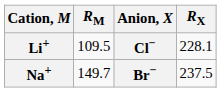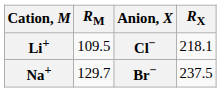(196, 46) 228.1 -> (196, 46) 218.1
(94, 73) 149.7 -> (94, 73) 129.7
